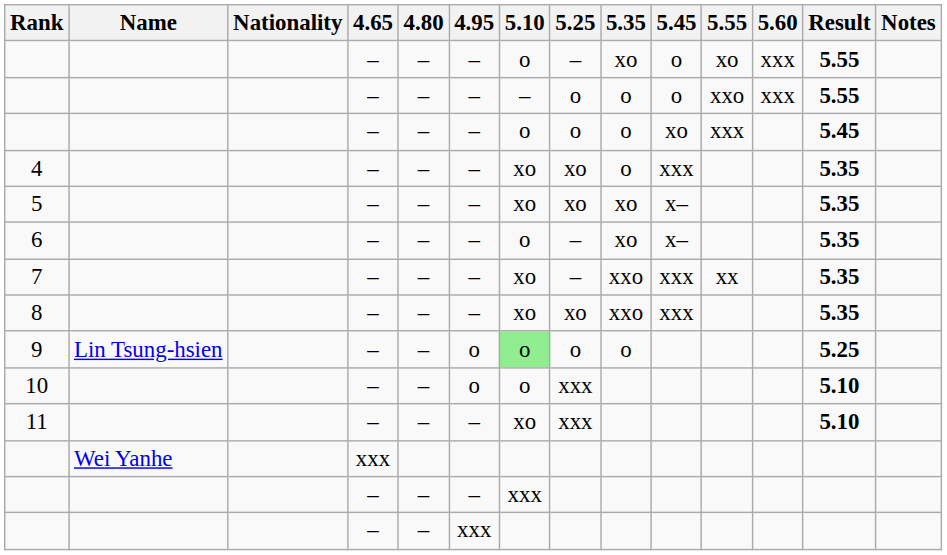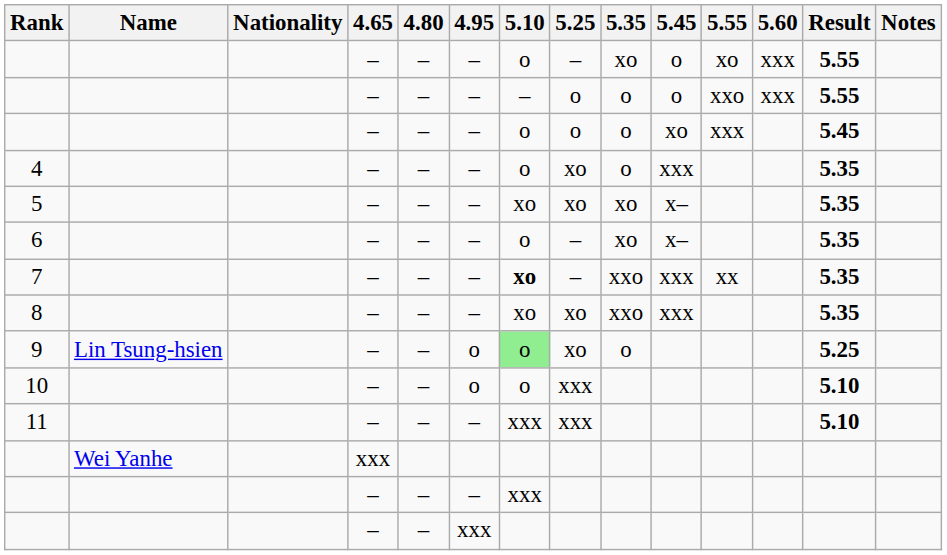(525, 167) xo -> (525, 167) o
(525, 276) normal -> (525, 276) bold
(575, 349) o -> (575, 349) xo
(525, 421) xo -> (525, 421) xxx
